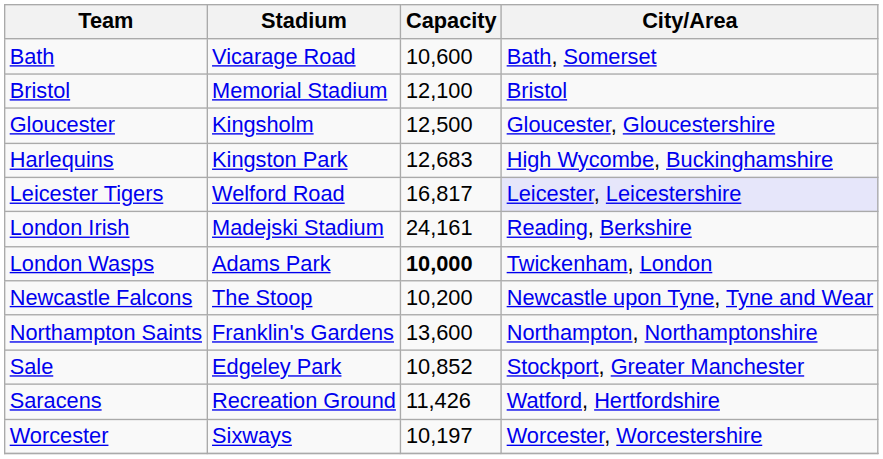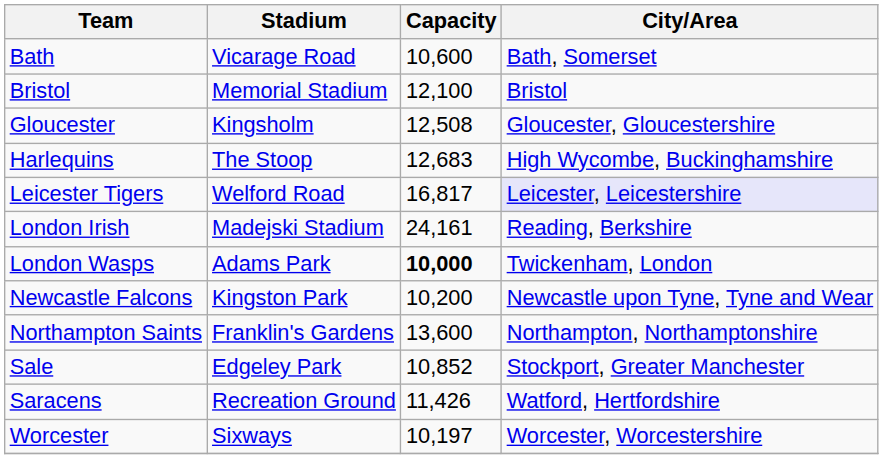(439, 125) 12,500 -> (439, 125) 12,508
(280, 159) Kingston Park -> (262, 159) The Stoop
(262, 297) The Stoop -> (280, 297) Kingston Park
